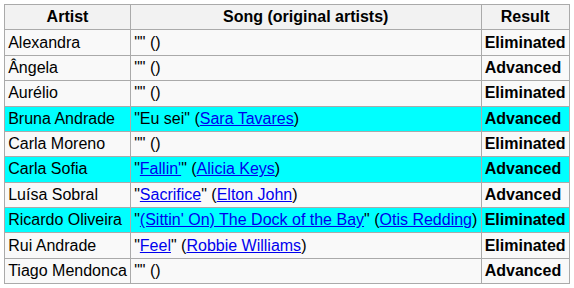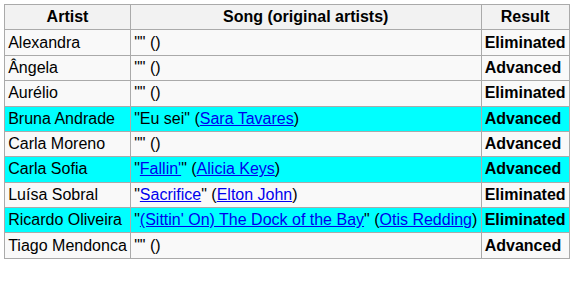(525, 144) Eliminated -> (523, 144) Advanced
(523, 194) Advanced -> (525, 194) Eliminated
- row: (52, 245)
